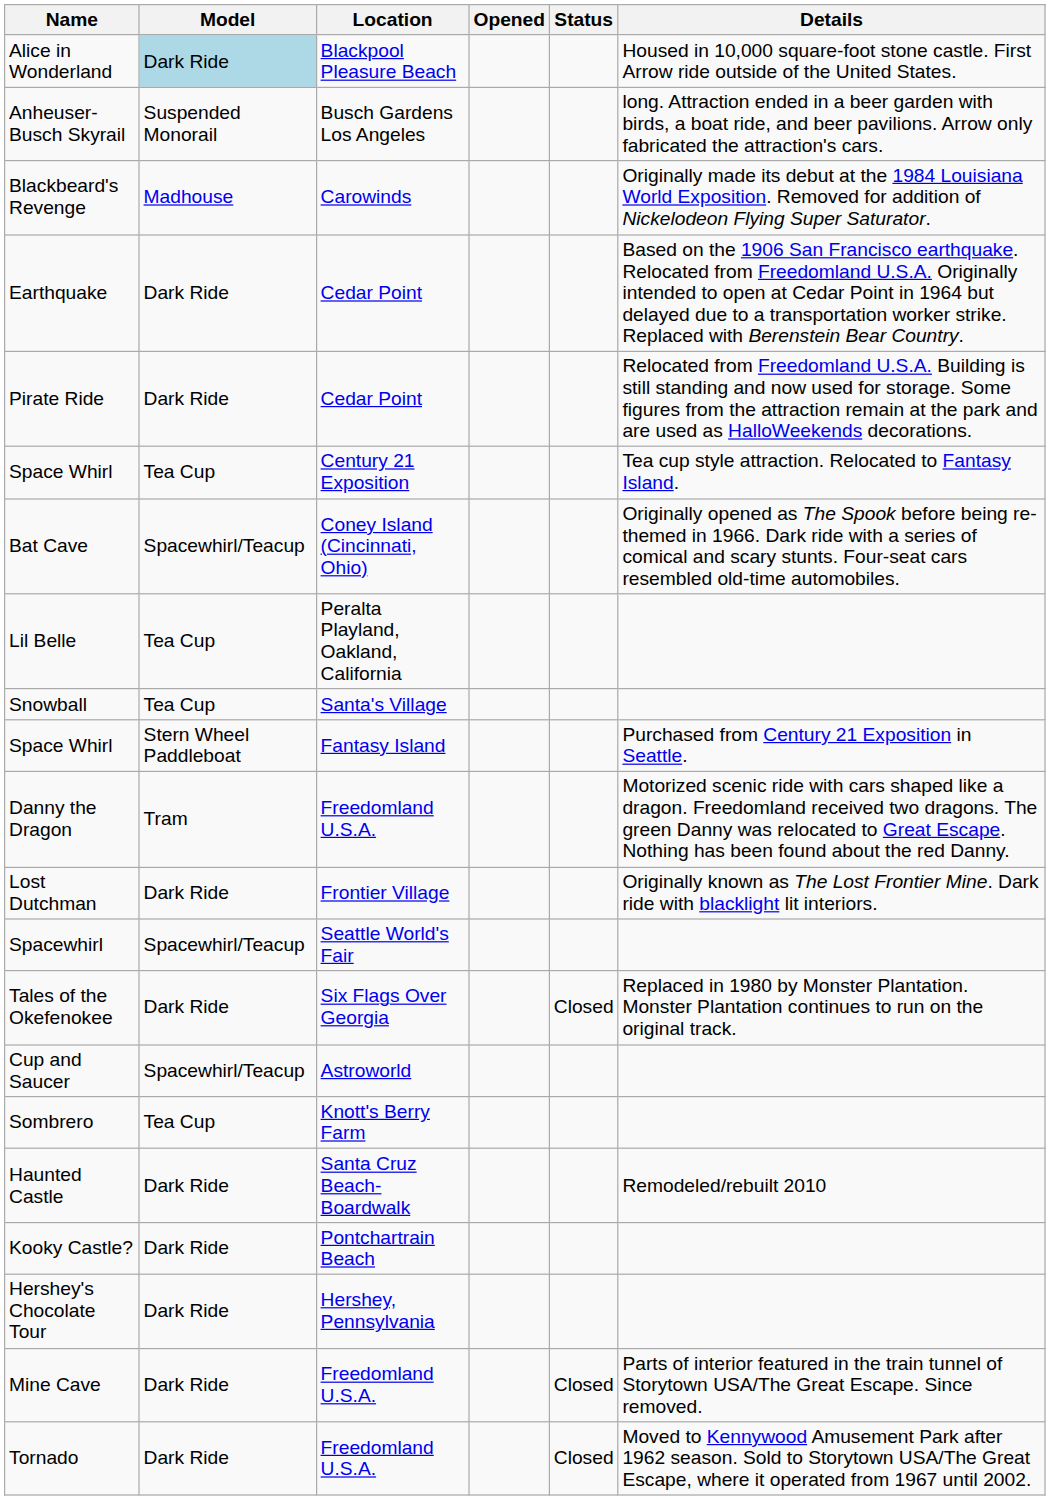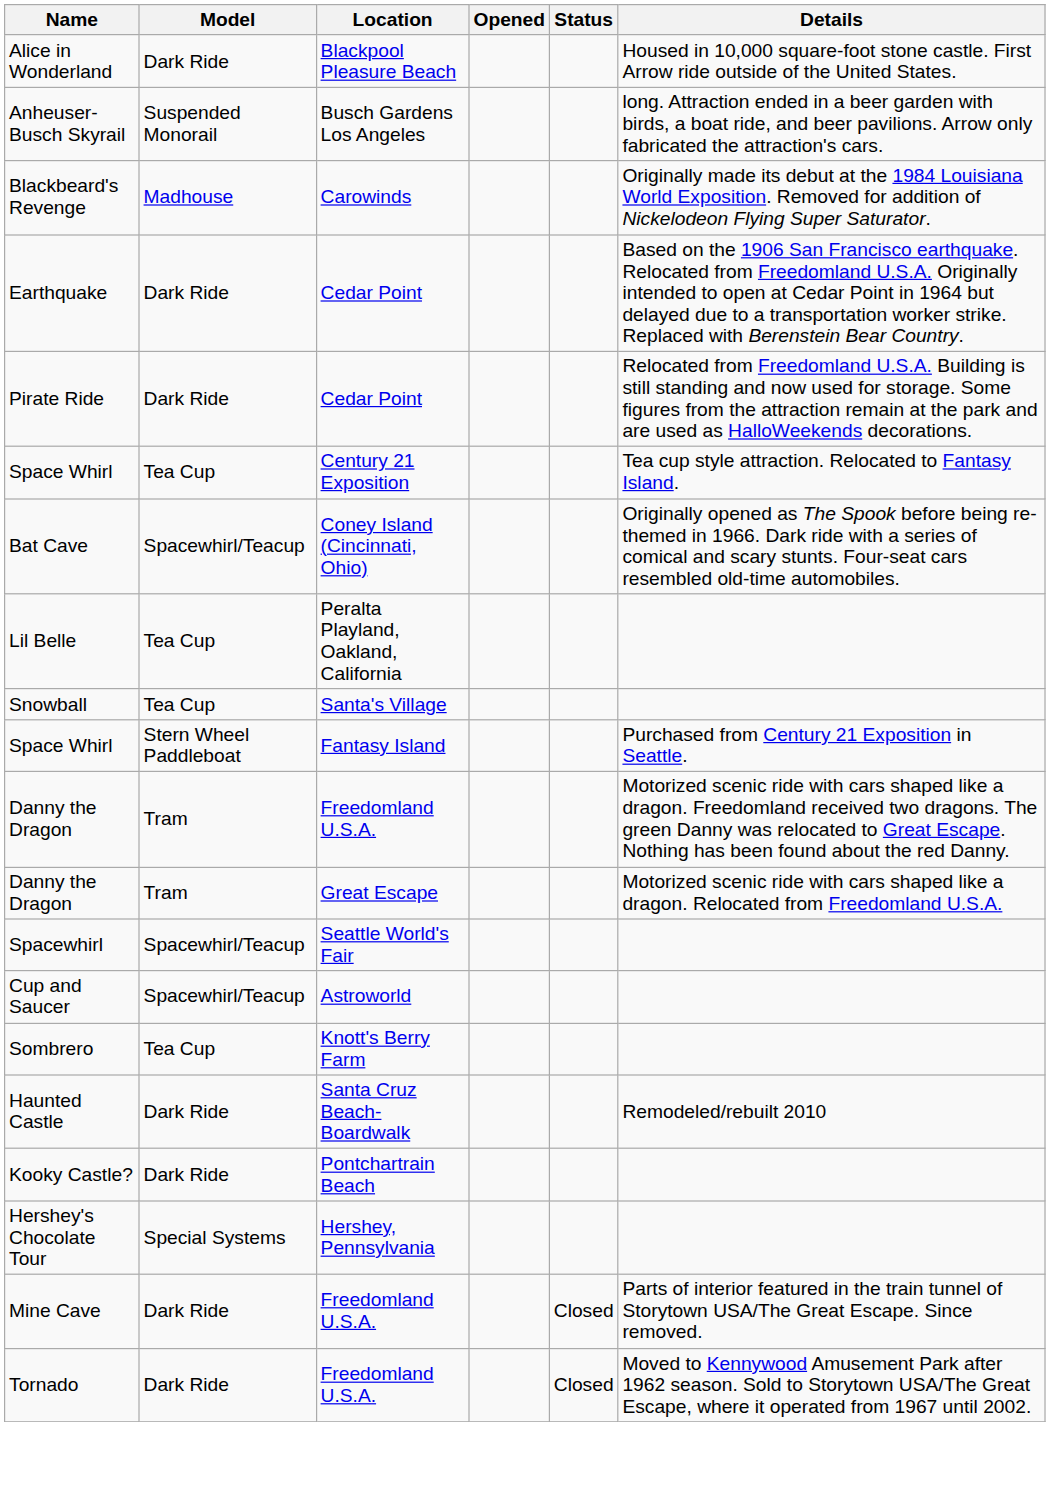(186, 60) lightblue background -> (186, 60) no background
- row: (53, 892)
+ row: (53, 892)
- row: (61, 1007)
(186, 1311) Dark Ride -> (215, 1237) Special Systems
